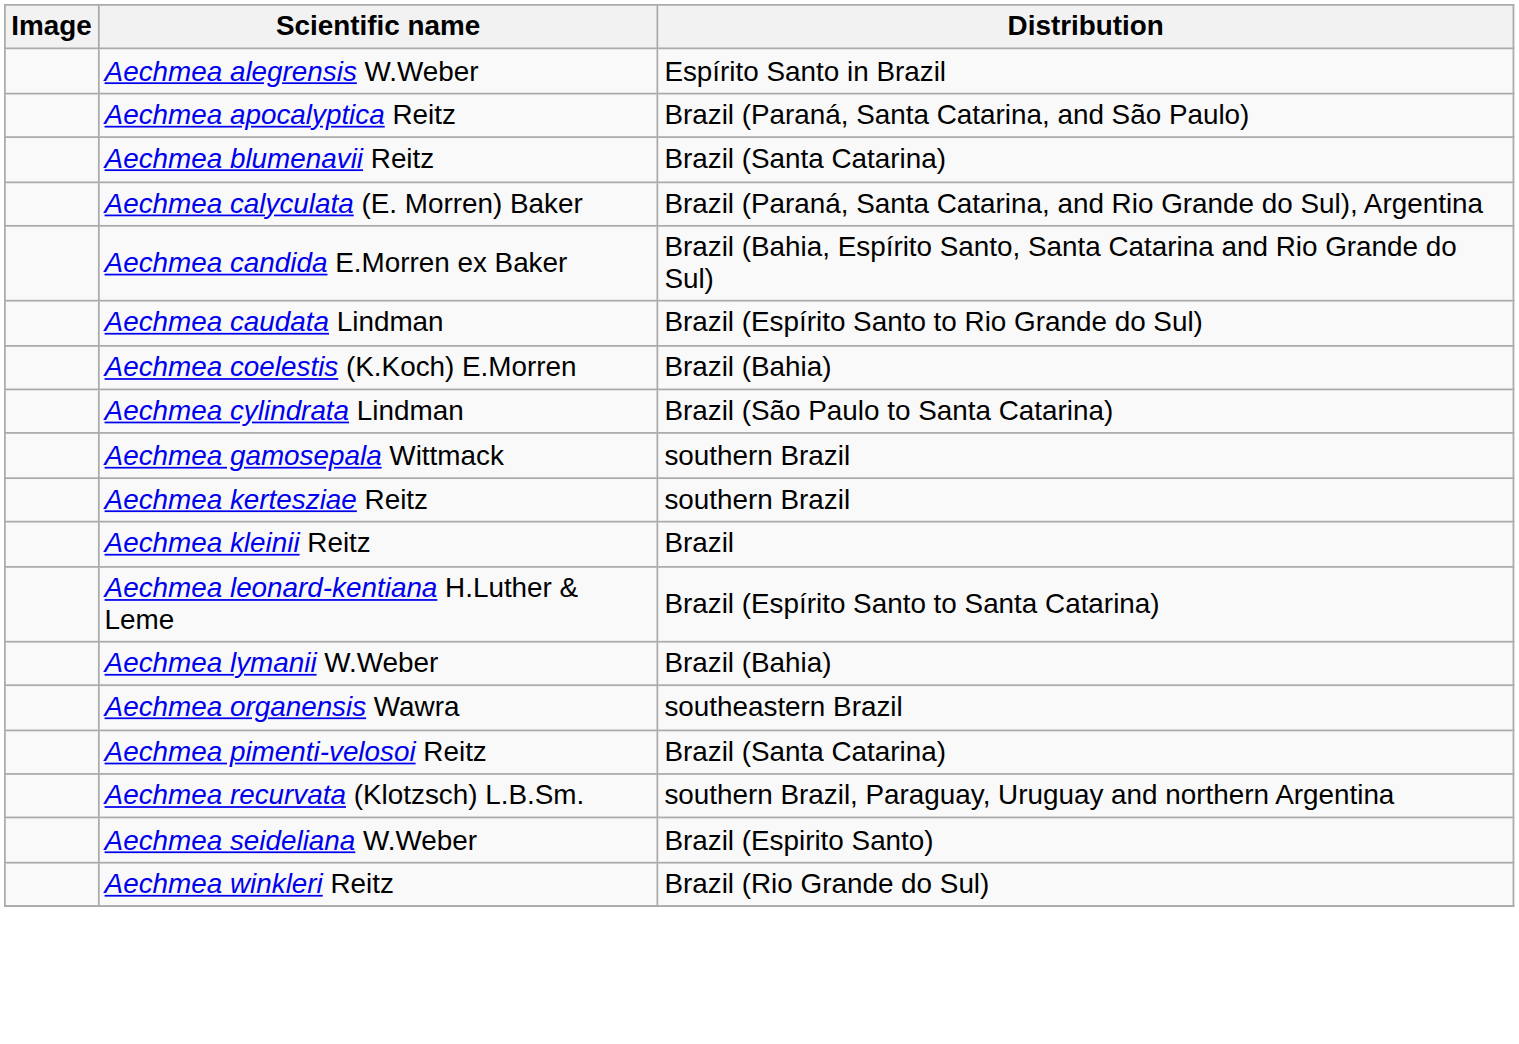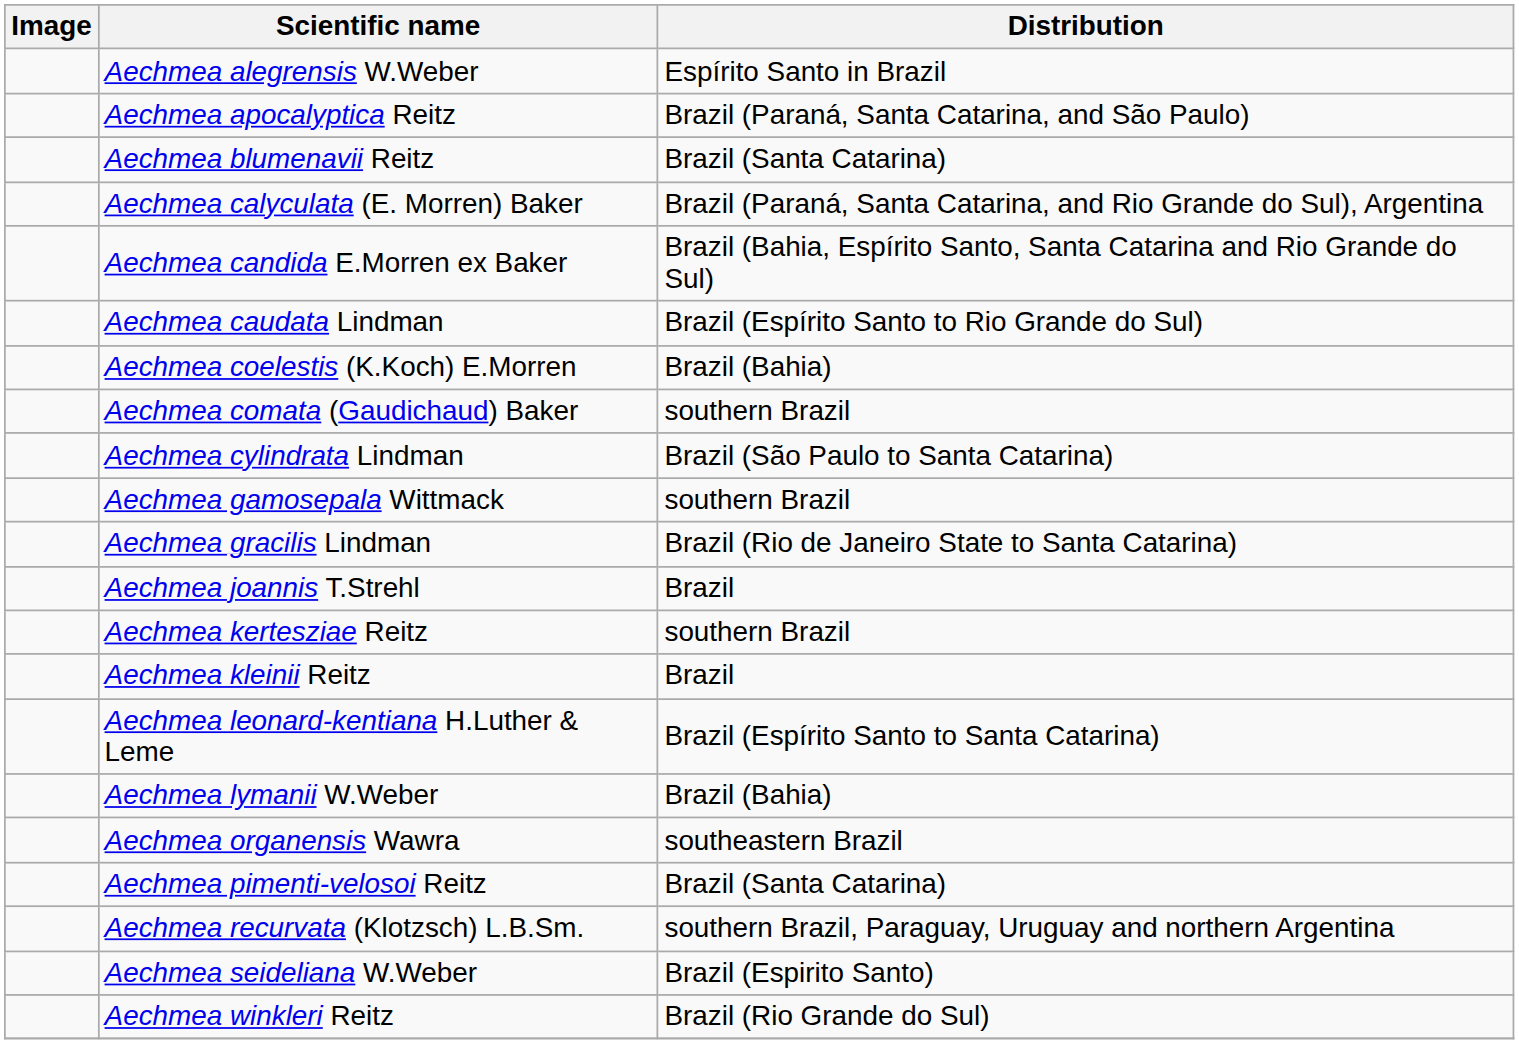+ row: (341, 411)
+ row: (268, 543)
+ row: (262, 587)
